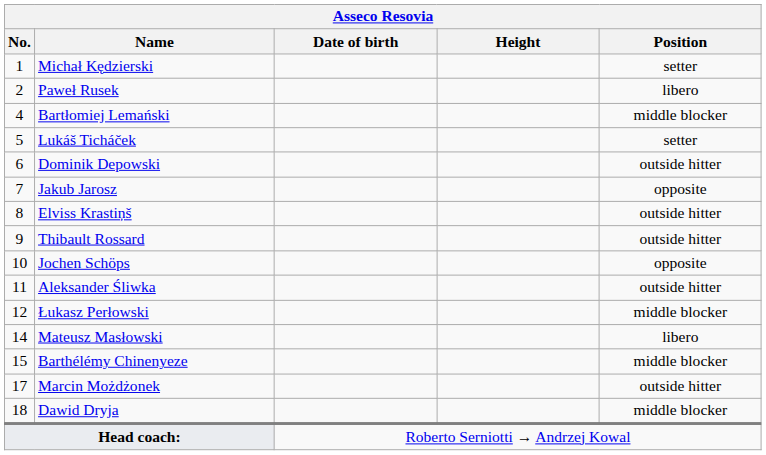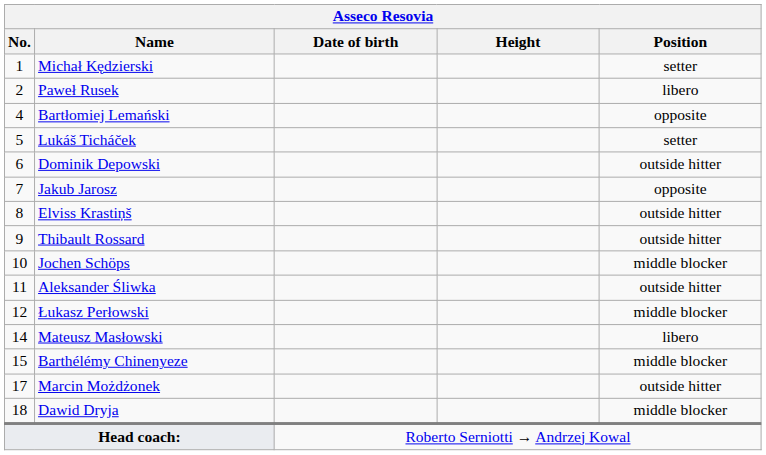(680, 115) middle blocker -> (680, 115) opposite
(680, 262) opposite -> (680, 262) middle blocker
